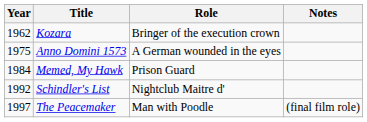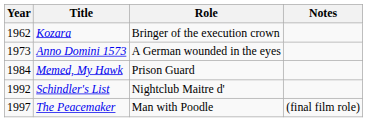(19, 51) 1975 -> (19, 51) 1973
